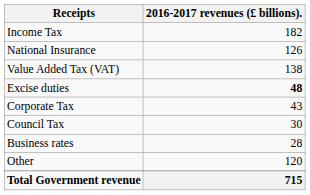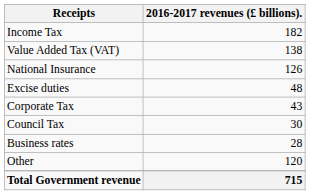rows swapped: (63, 69) <-> (51, 50)
(296, 87) bold -> (296, 87) normal
